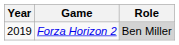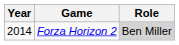(19, 31) 2019 -> (19, 31) 2014
